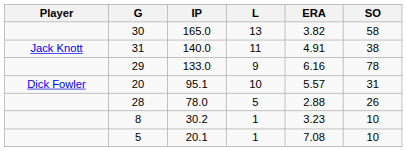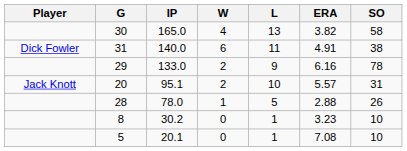+ column: (223, 13)
(57, 48) Jack Knott -> (50, 48) Dick Fowler
(57, 84) Dick Fowler -> (50, 84) Jack Knott
